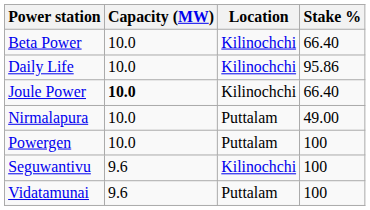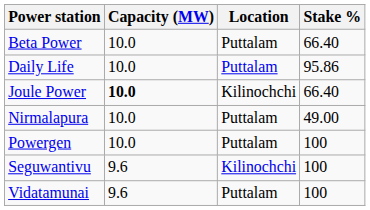(259, 42) Kilinochchi -> (249, 42) Puttalam
(259, 67) Kilinochchi -> (249, 67) Puttalam
